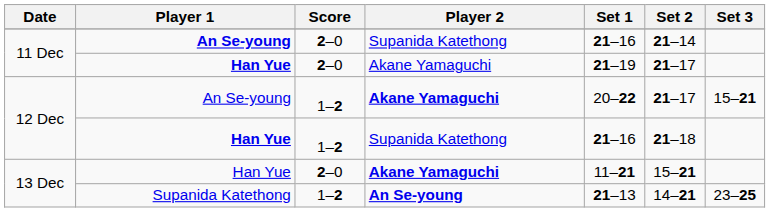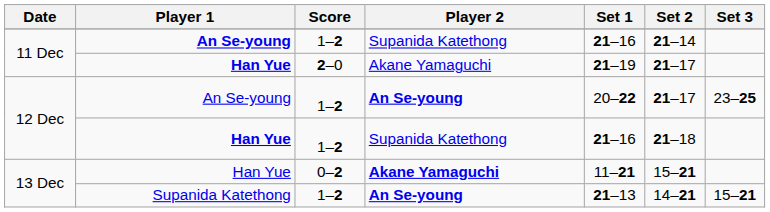(330, 41) 2–0 -> (330, 41) 1–2
(434, 98) Akane Yamaguchi -> (416, 98) An Se-young
(735, 98) 15–21 -> (735, 98) 23–25
(330, 171) 2–0 -> (330, 171) 0–2
(735, 196) 23–25 -> (735, 196) 15–21
